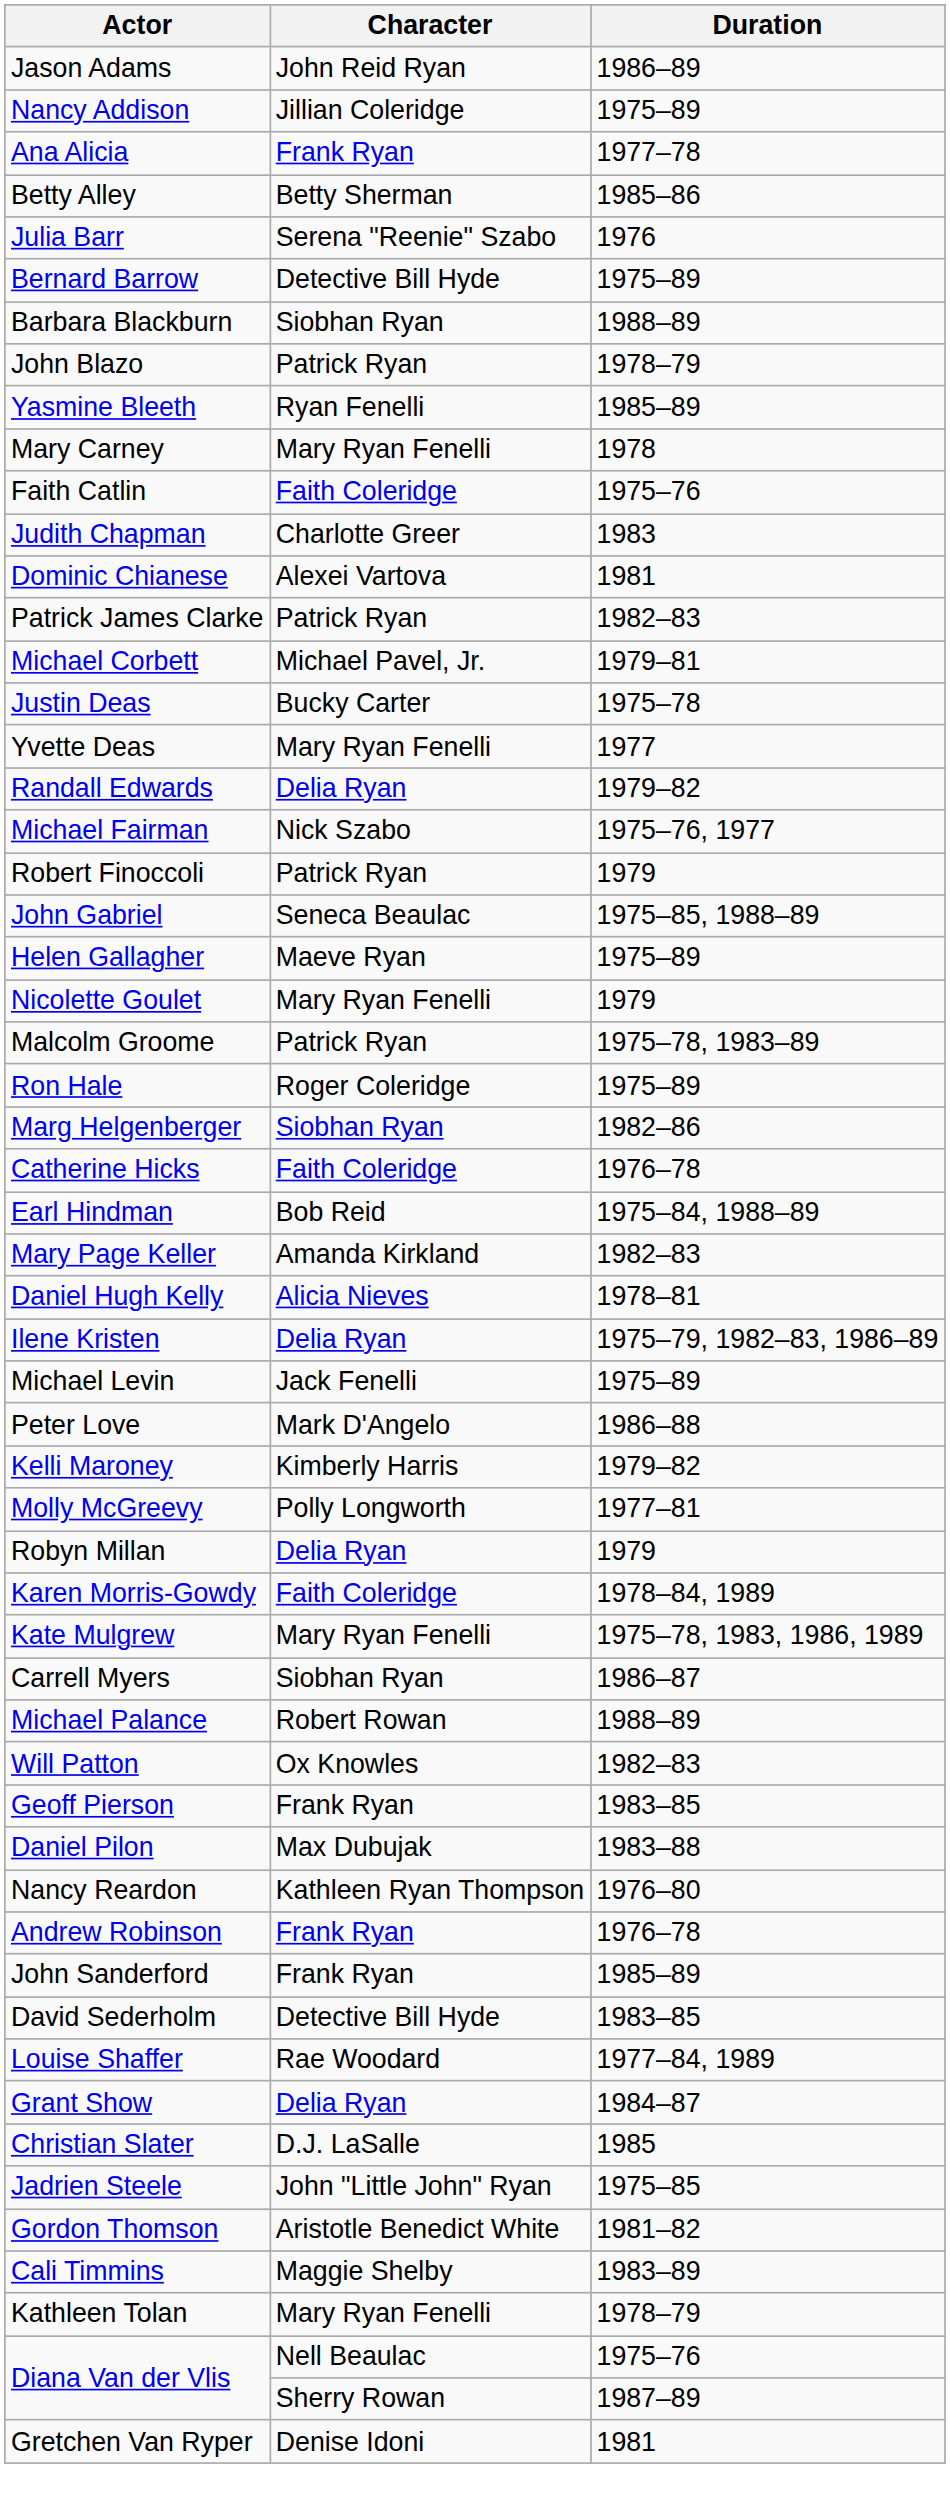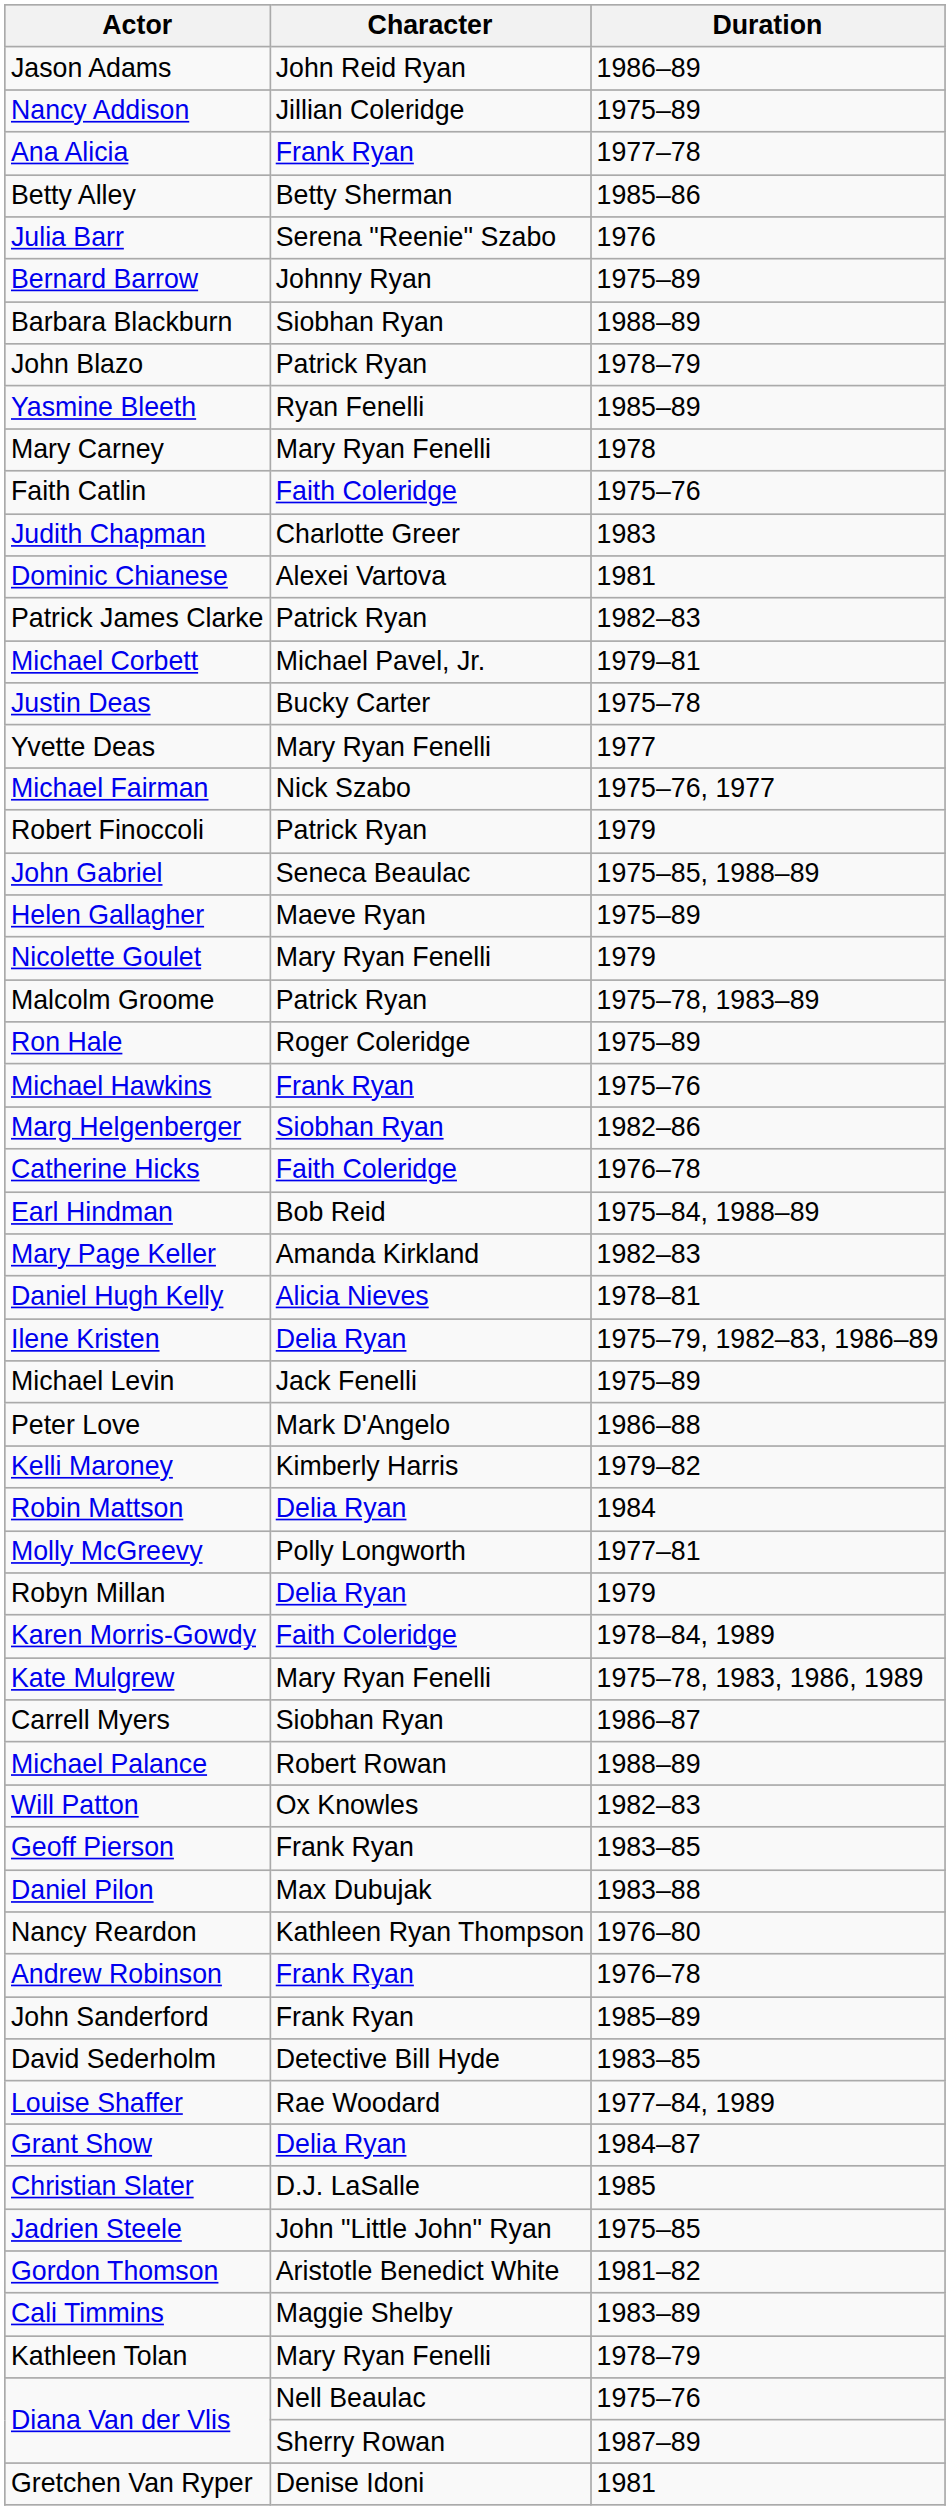(388, 279) Detective Bill Hyde -> (354, 279) Johnny Ryan
- row: (112, 788)
+ row: (111, 1085)
+ row: (97, 1508)
